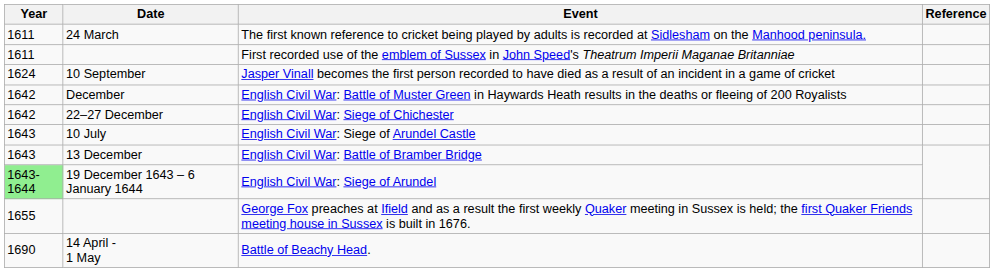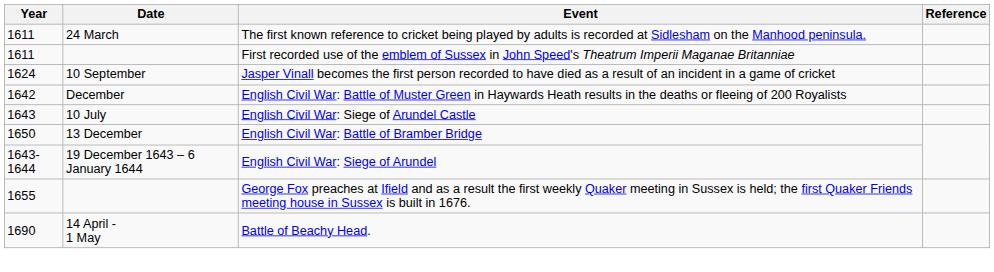- row: (348, 114)
(21, 154) 1643 -> (21, 134) 1650
(23, 182) lightgreen background -> (23, 161) no background
